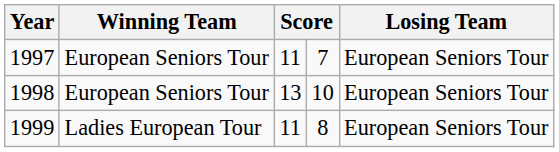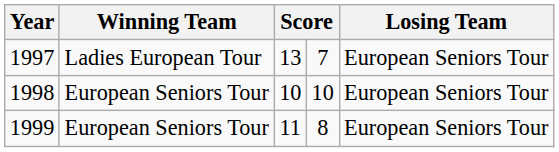(167, 57) European Seniors Tour -> (163, 57) Ladies European Tour
(290, 57) 11 -> (290, 57) 13
(290, 92) 13 -> (290, 92) 10
(163, 127) Ladies European Tour -> (167, 127) European Seniors Tour
